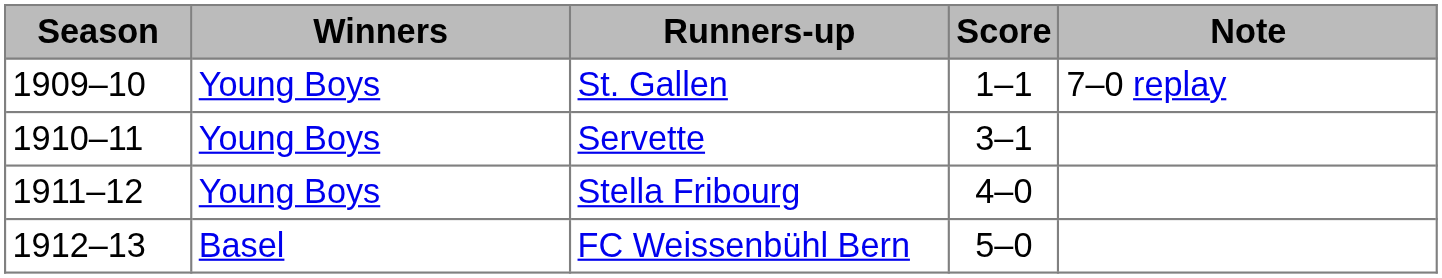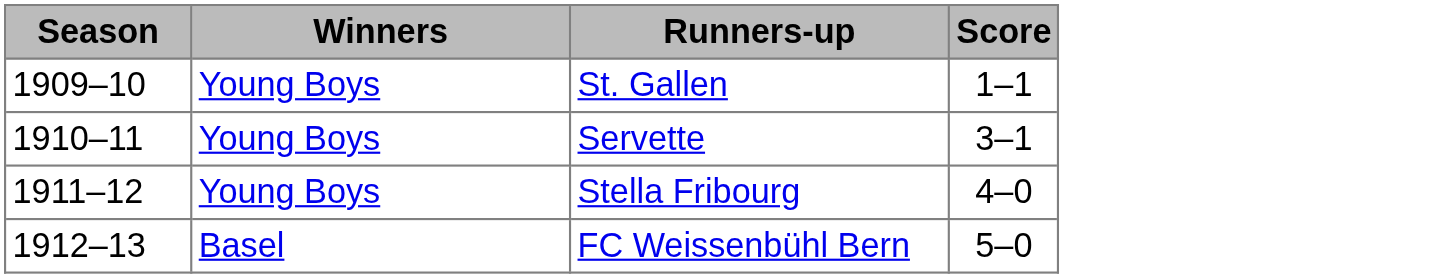- column: (1248, 31)
